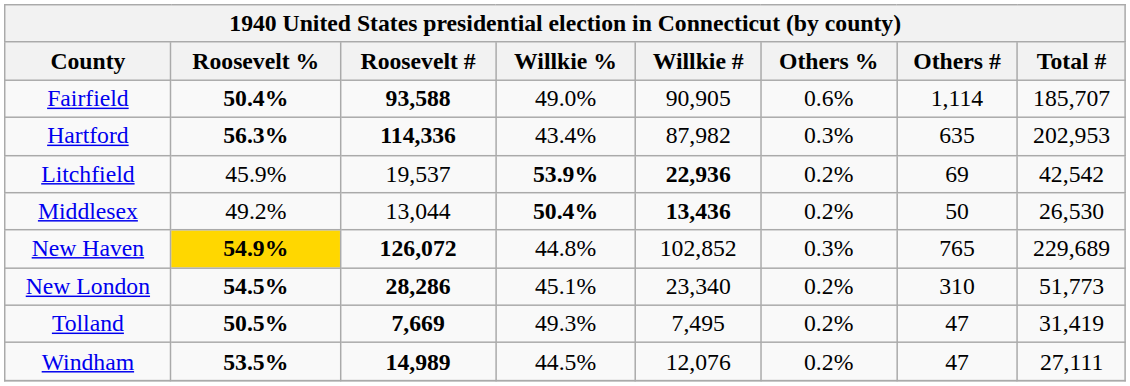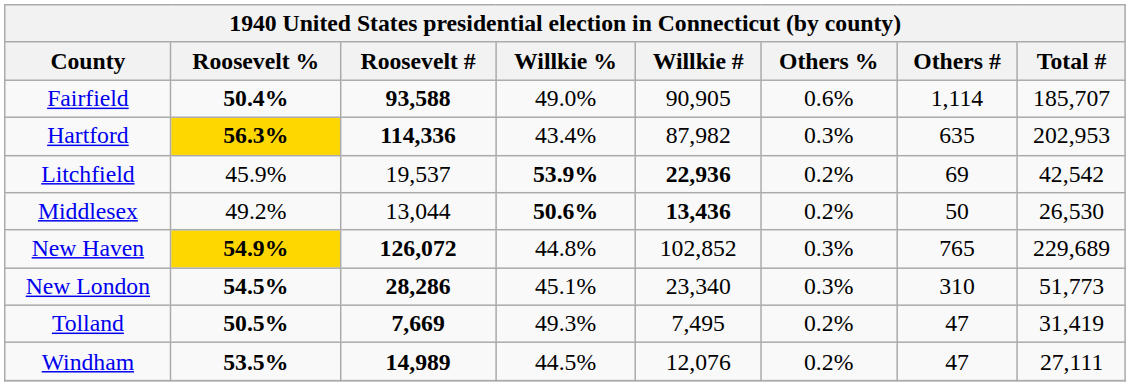(256, 135) no background -> (256, 135) gold background
(566, 211) 50.4% -> (566, 211) 50.6%
(829, 286) 0.2% -> (829, 286) 0.3%
